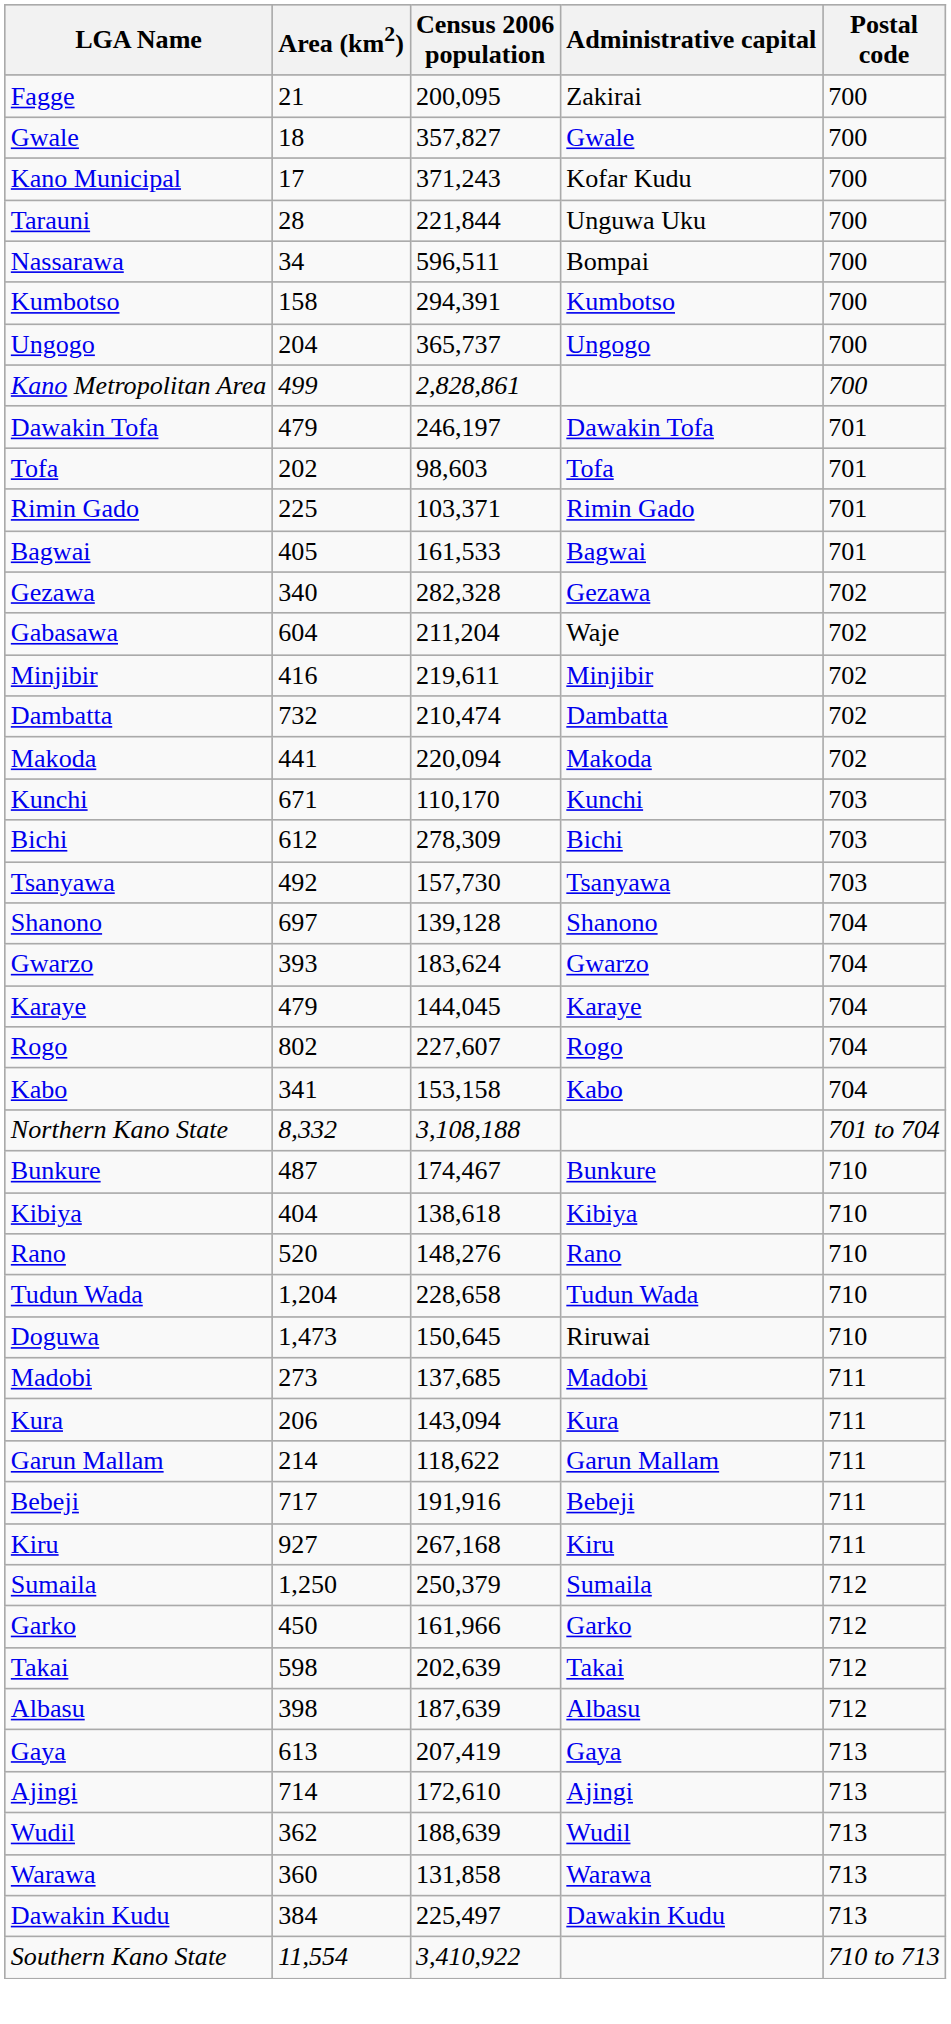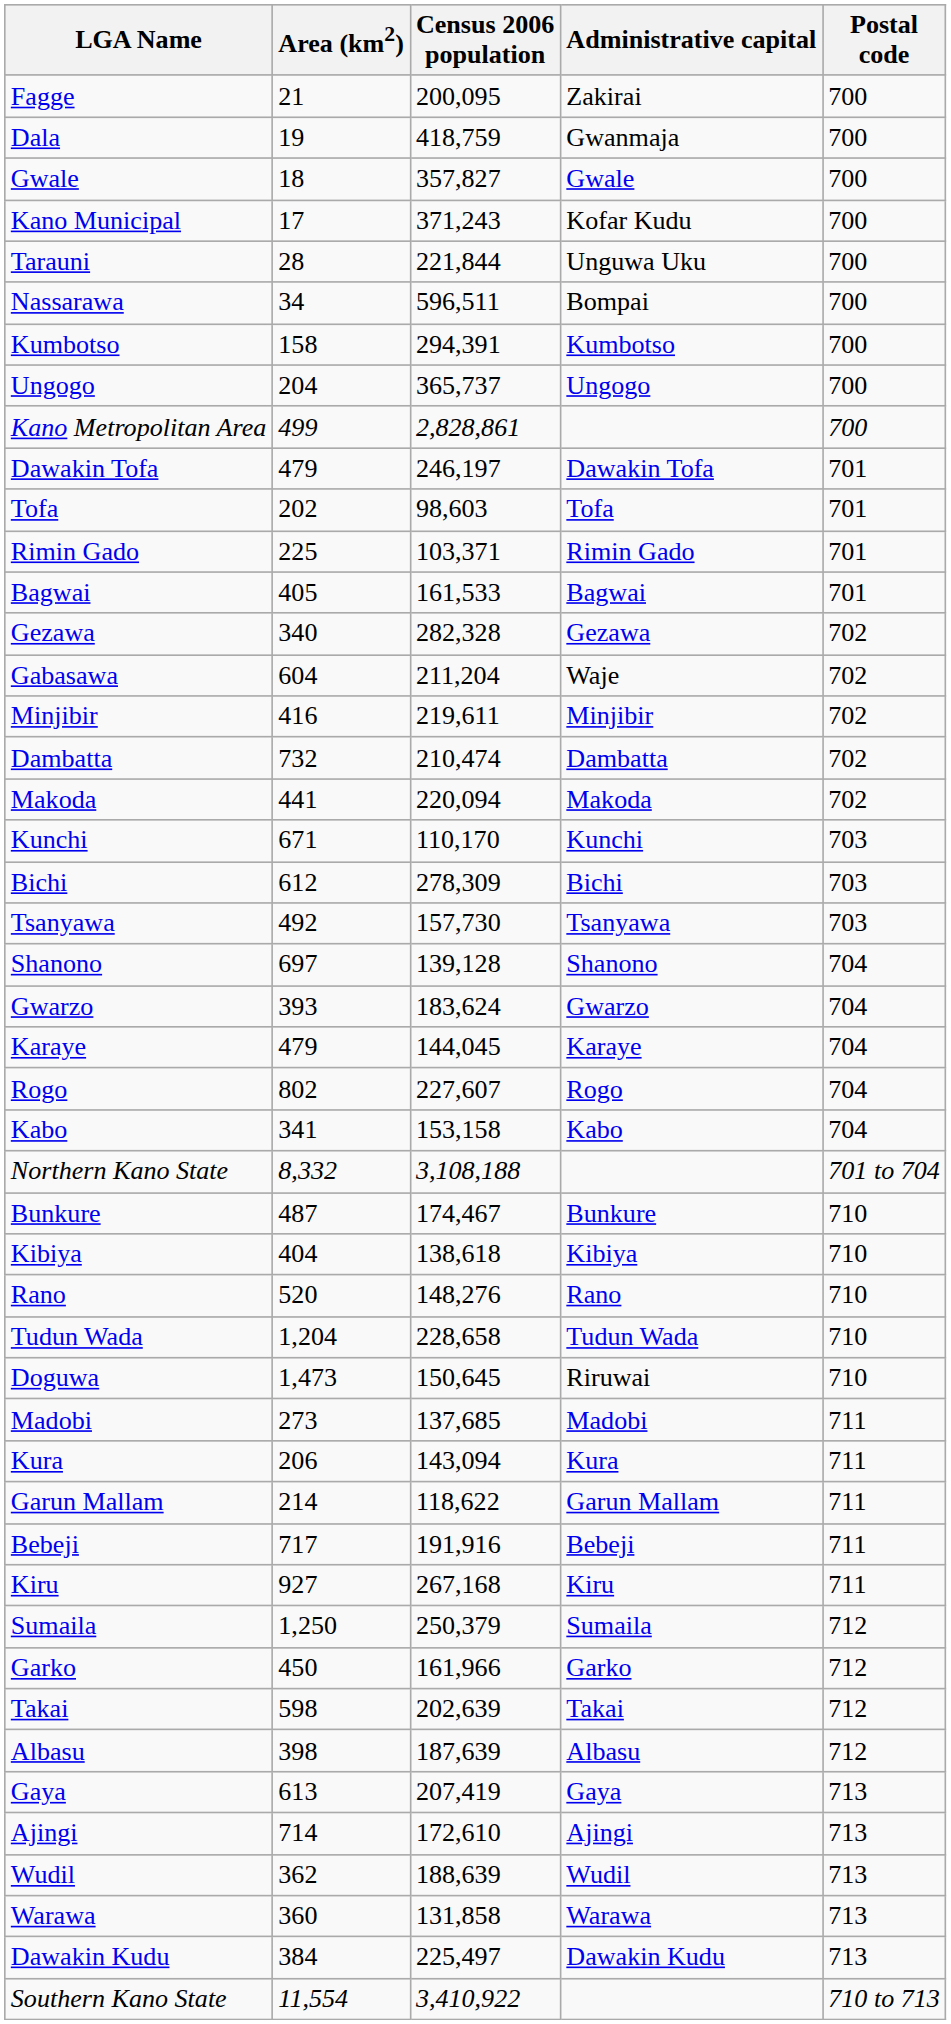+ row: (35, 137)
